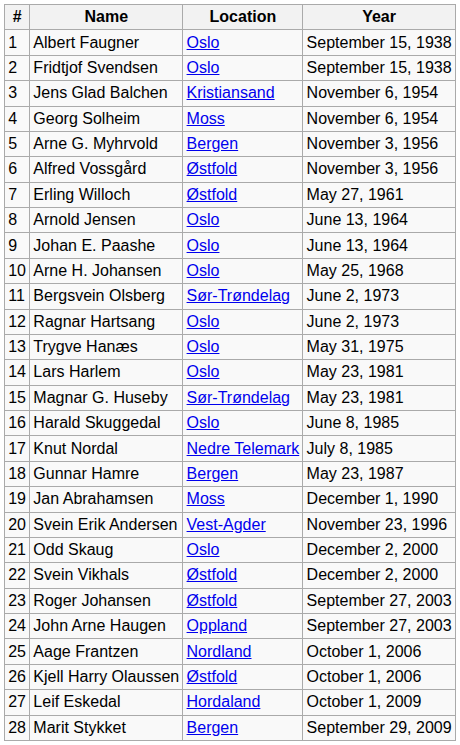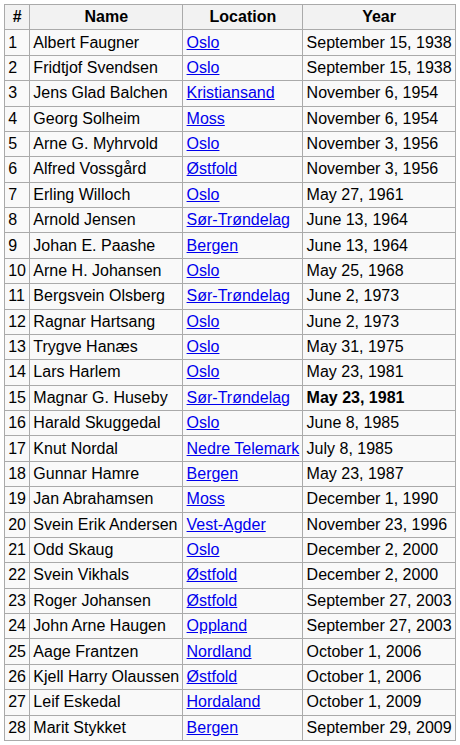(212, 144) Bergen -> (203, 144) Oslo
(212, 194) Østfold -> (203, 194) Oslo
(203, 220) Oslo -> (238, 220) Sør-Trøndelag
(203, 245) Oslo -> (212, 245) Bergen
(355, 397) normal -> (356, 397) bold
